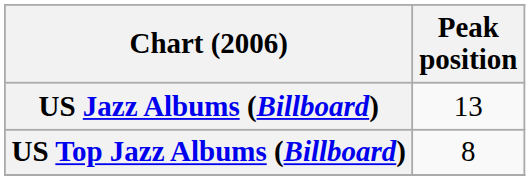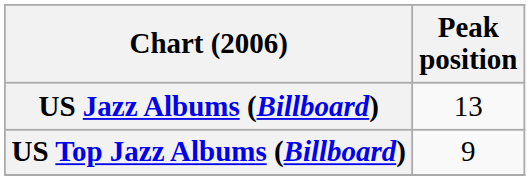(468, 151) 8 -> (468, 151) 9
